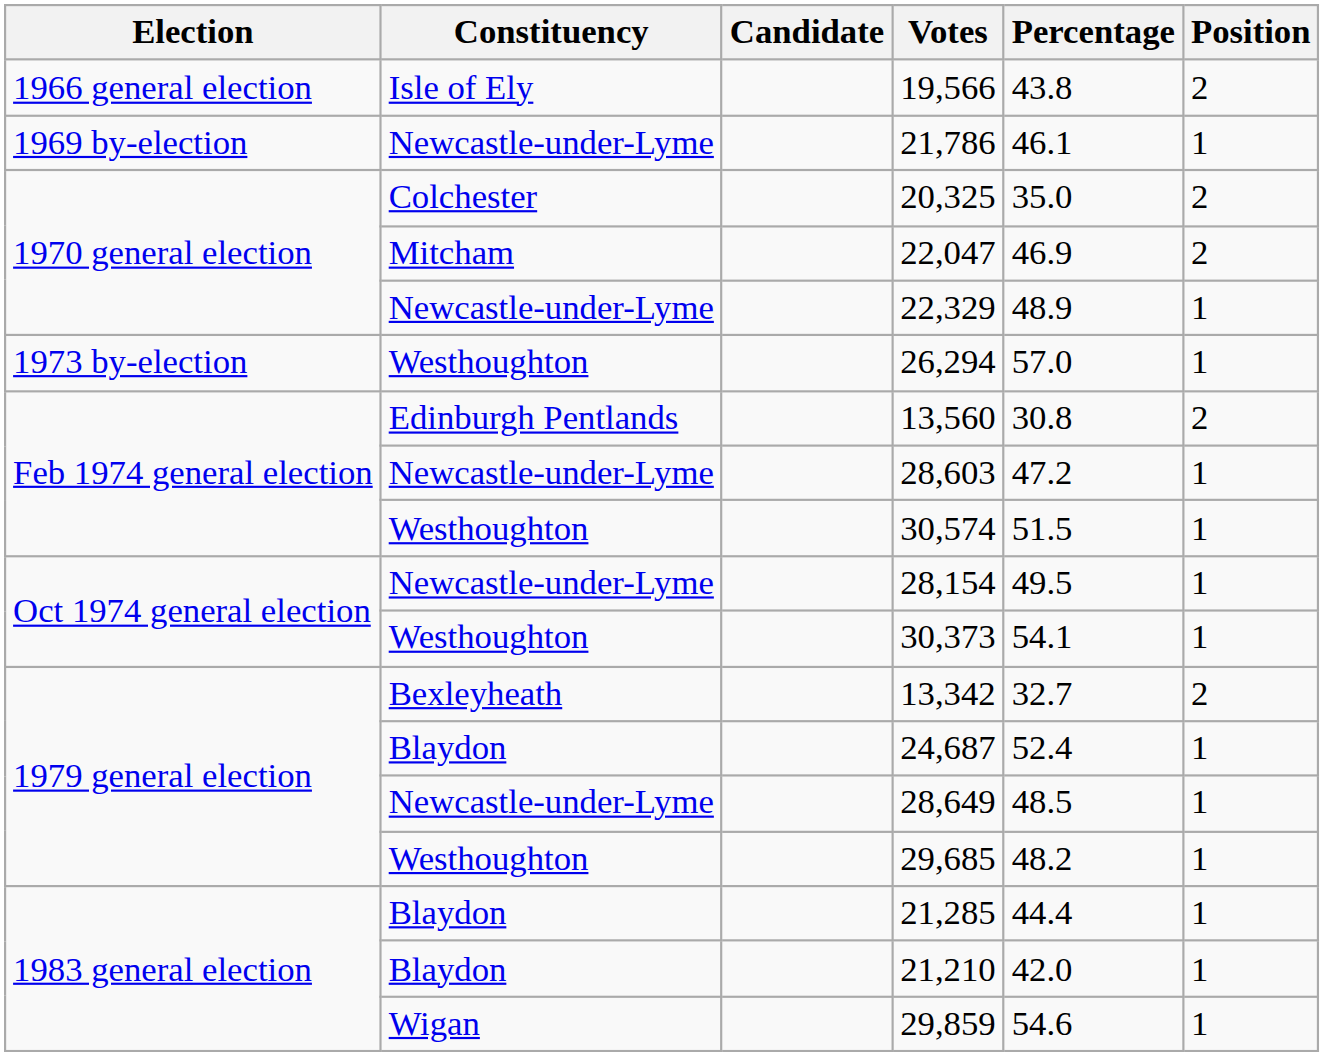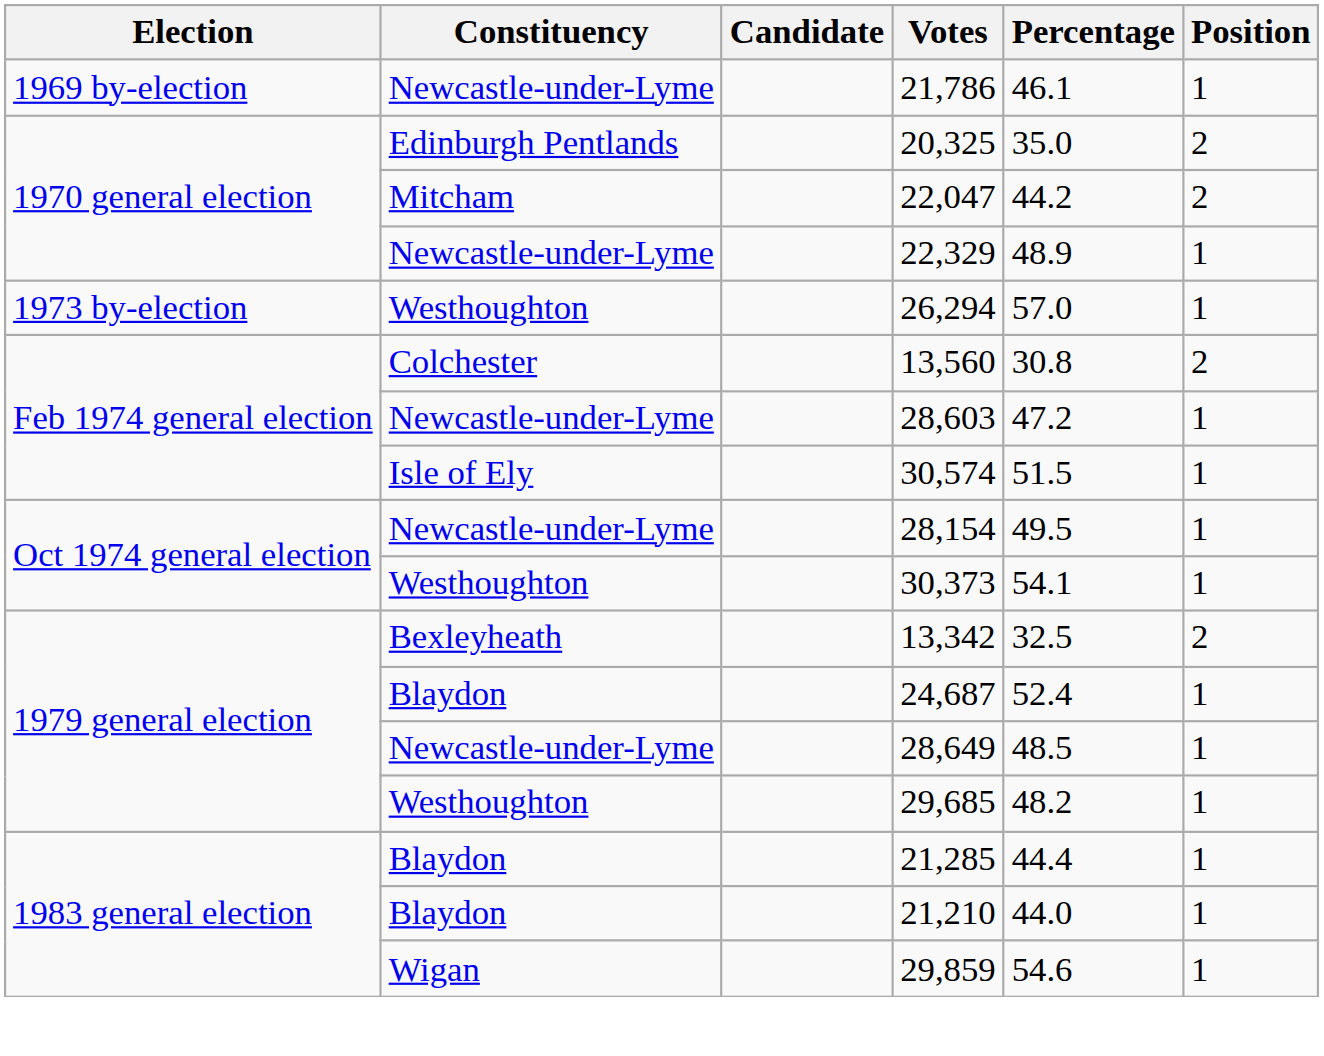- row: (948, 87)
(463, 197) Colchester -> (534, 142) Edinburgh Pentlands
(1042, 252) 46.9 -> (1042, 197) 44.2
(534, 417) Edinburgh Pentlands -> (463, 362) Colchester
(489, 527) Westhoughton -> (461, 472) Isle of Ely
(1042, 692) 32.7 -> (1042, 637) 32.5
(1042, 968) 42.0 -> (1042, 913) 44.0
